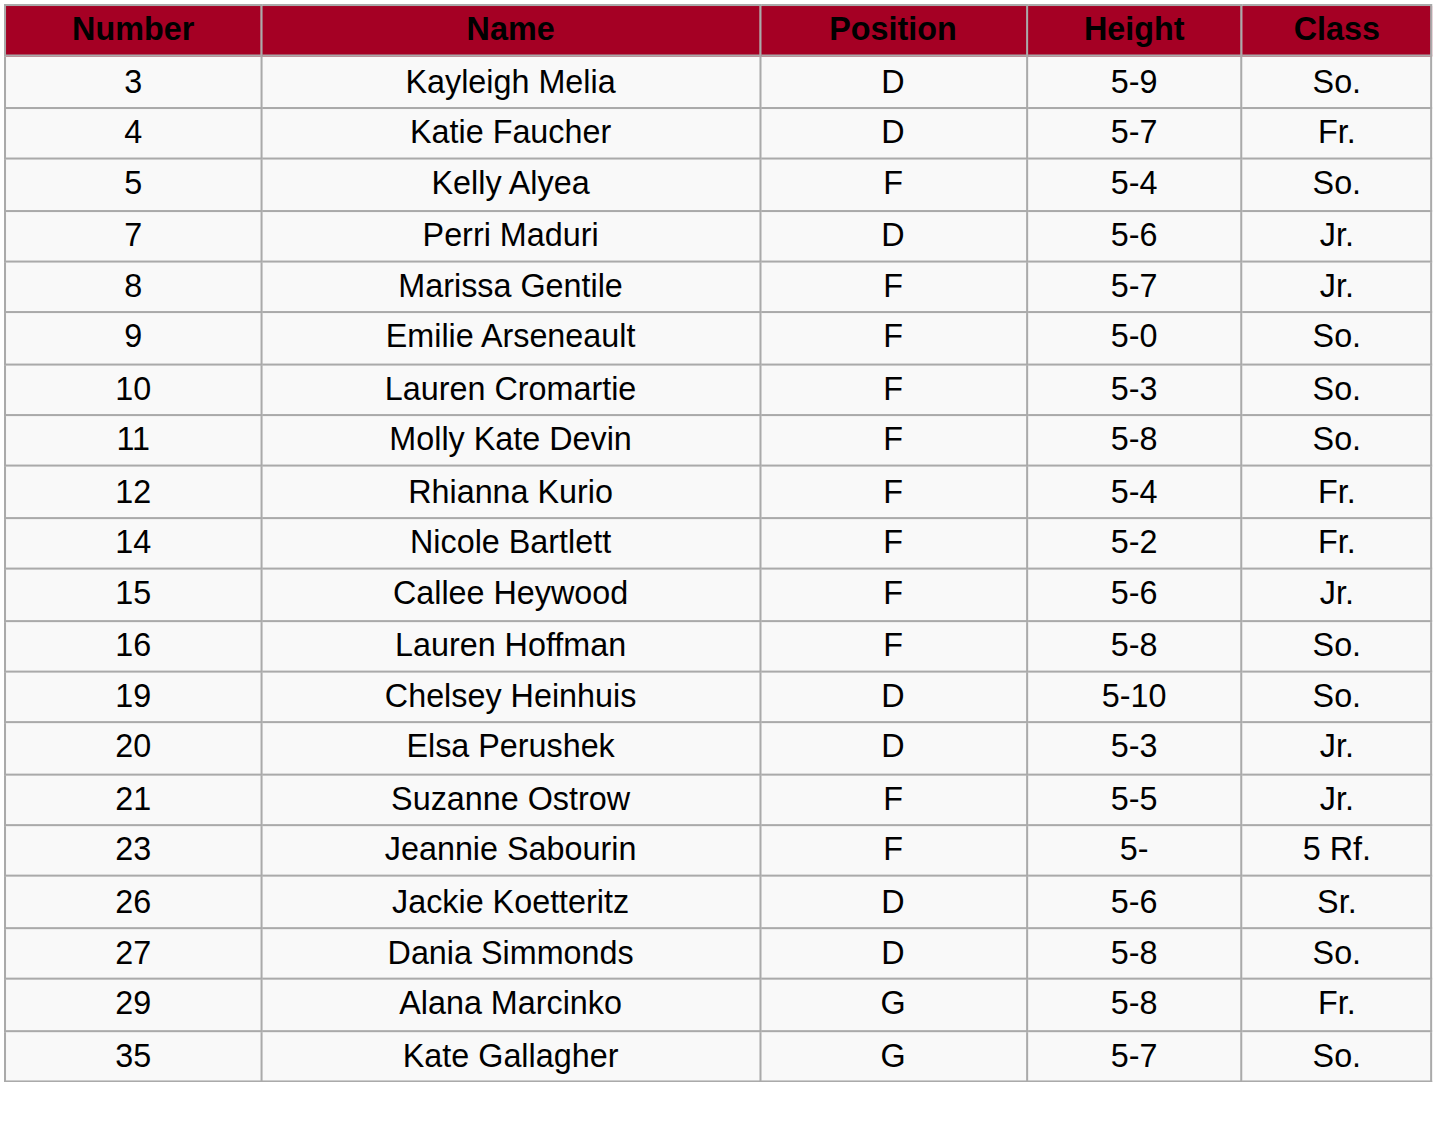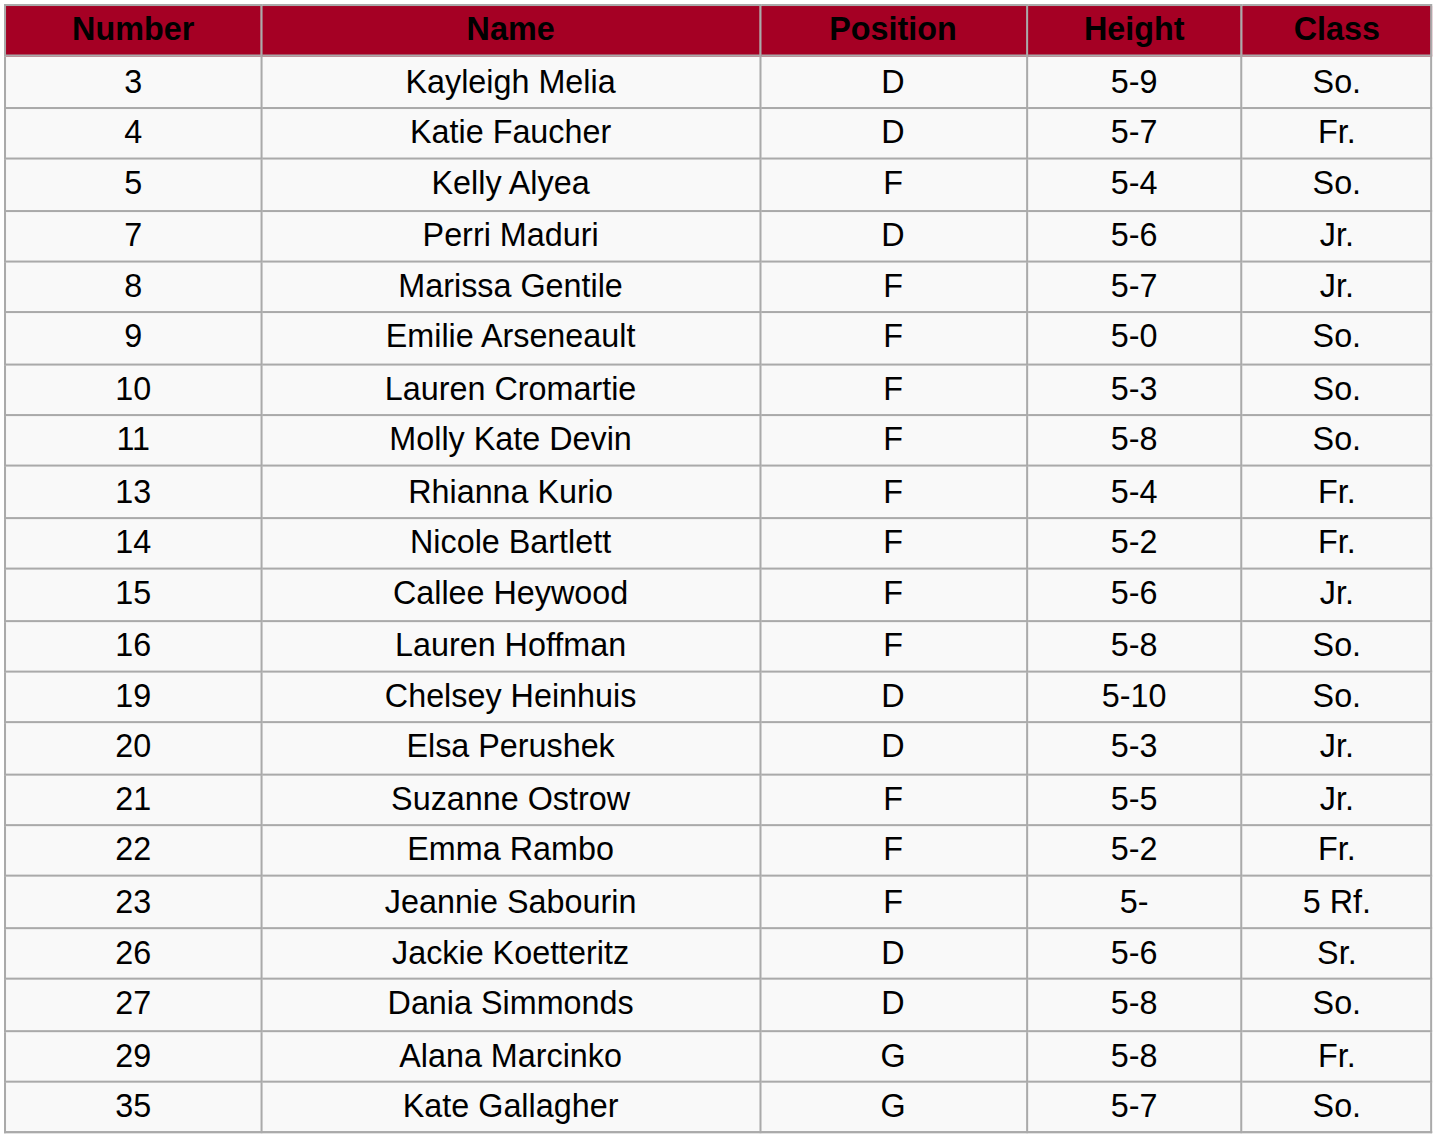(133, 491) 12 -> (133, 491) 13
+ row: (511, 850)
